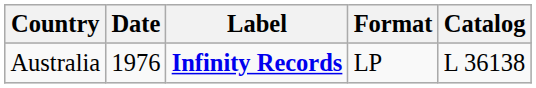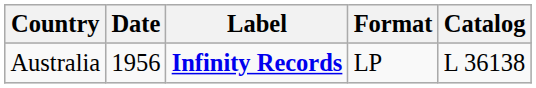(136, 62) 1976 -> (136, 62) 1956
